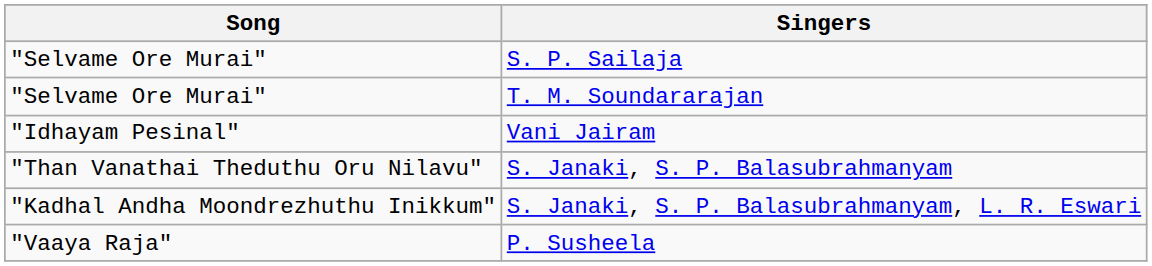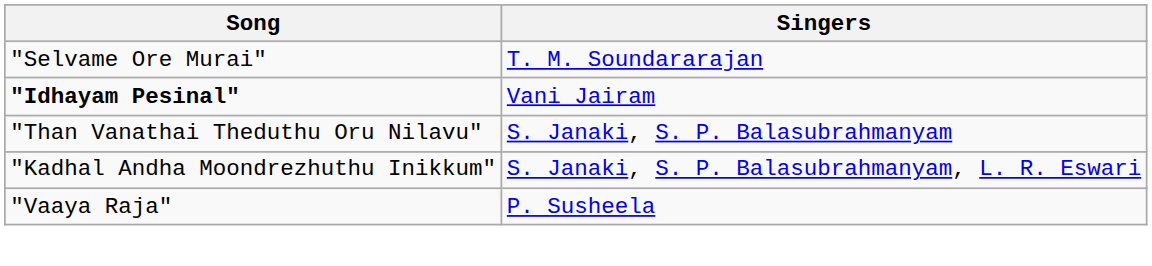- row: (595, 60)
(125, 133) normal -> (125, 97) bold
